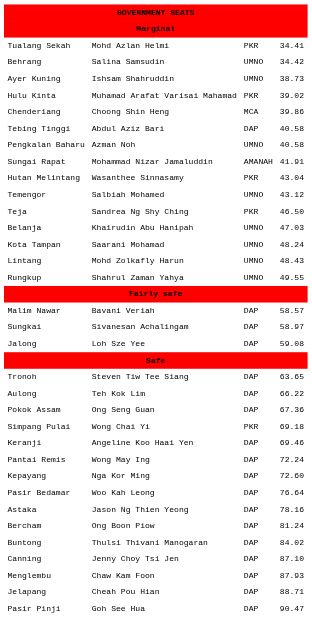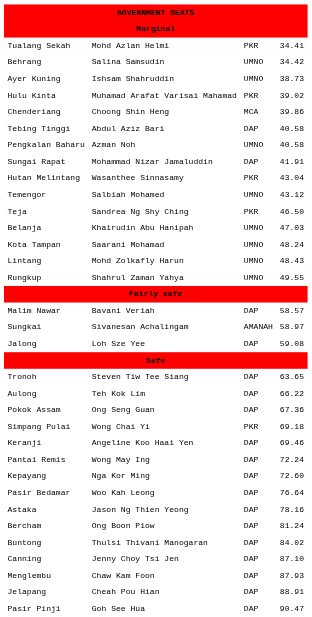(258, 162) AMANAH -> (251, 162) DAP
(251, 327) DAP -> (258, 327) AMANAH
(292, 592) 88.71 -> (292, 592) 88.91
